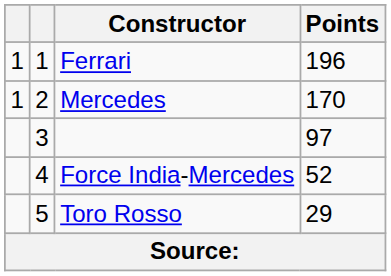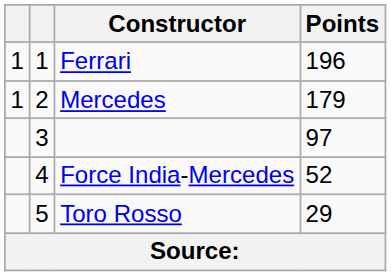(326, 99) 170 -> (326, 99) 179
